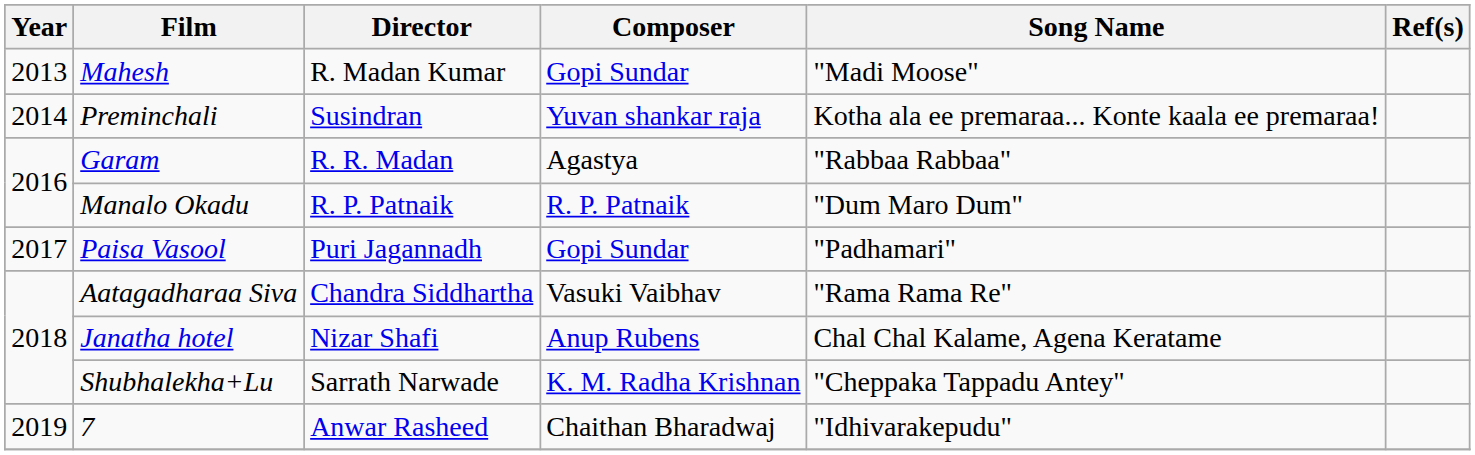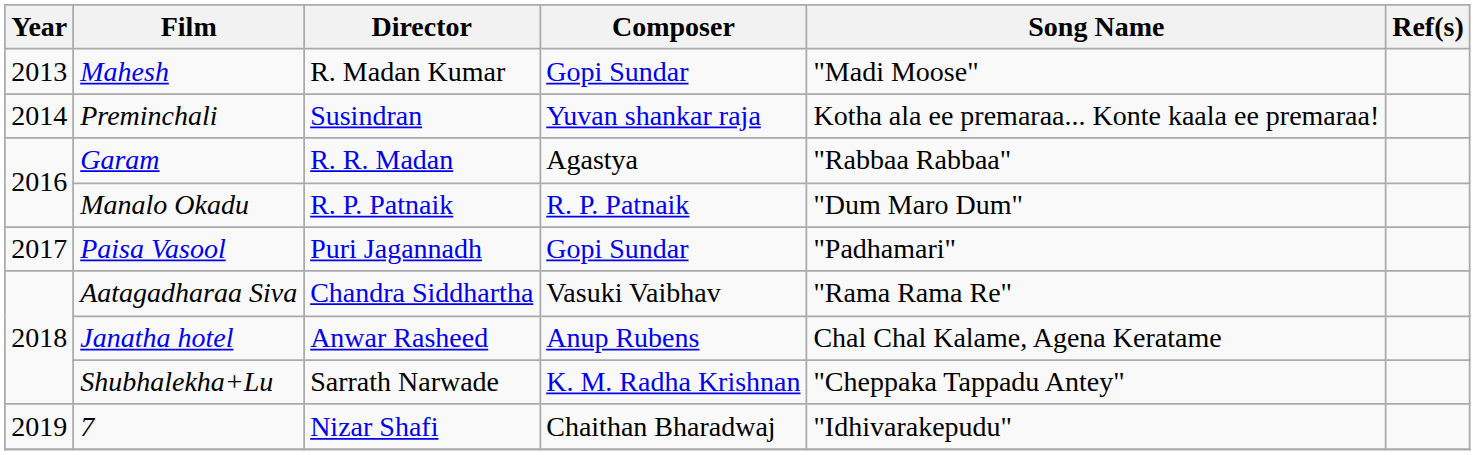(374, 337) Nizar Shafi -> (399, 337) Anwar Rasheed
(399, 426) Anwar Rasheed -> (374, 426) Nizar Shafi
